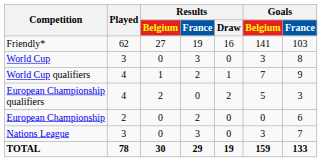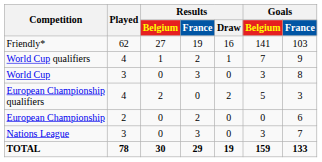rows swapped: (48, 75) <-> (28, 59)
